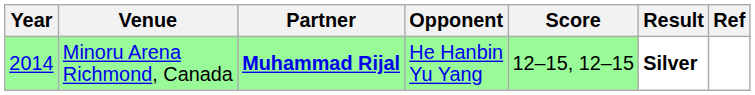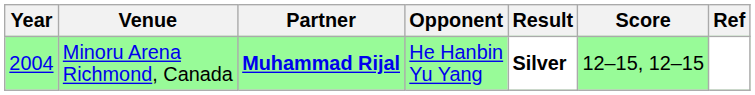columns swapped: (573, 21) <-> (674, 21)
(31, 63) 2014 -> (31, 63) 2004
